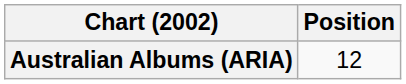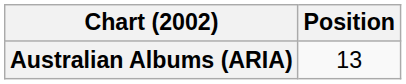(349, 59) 12 -> (349, 59) 13
